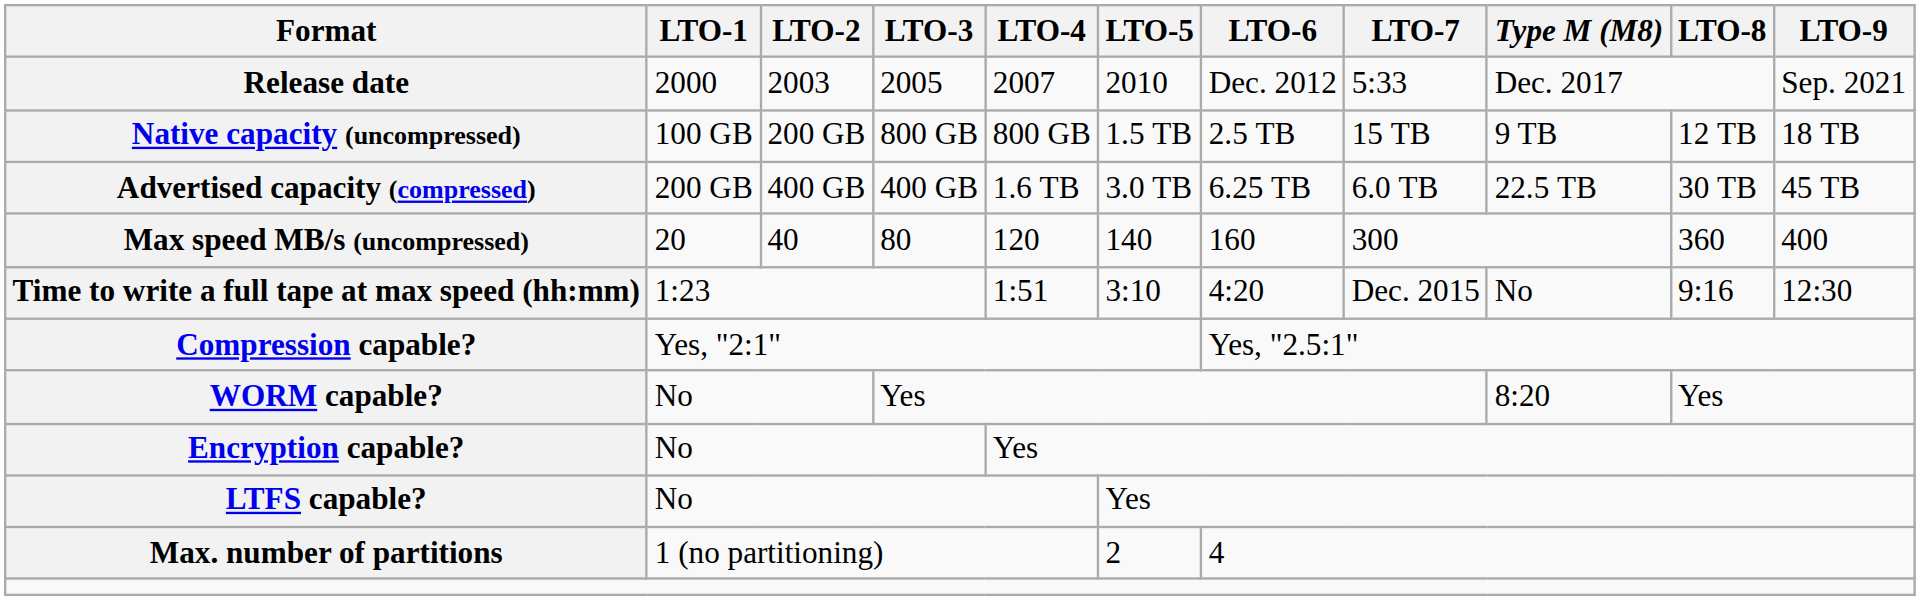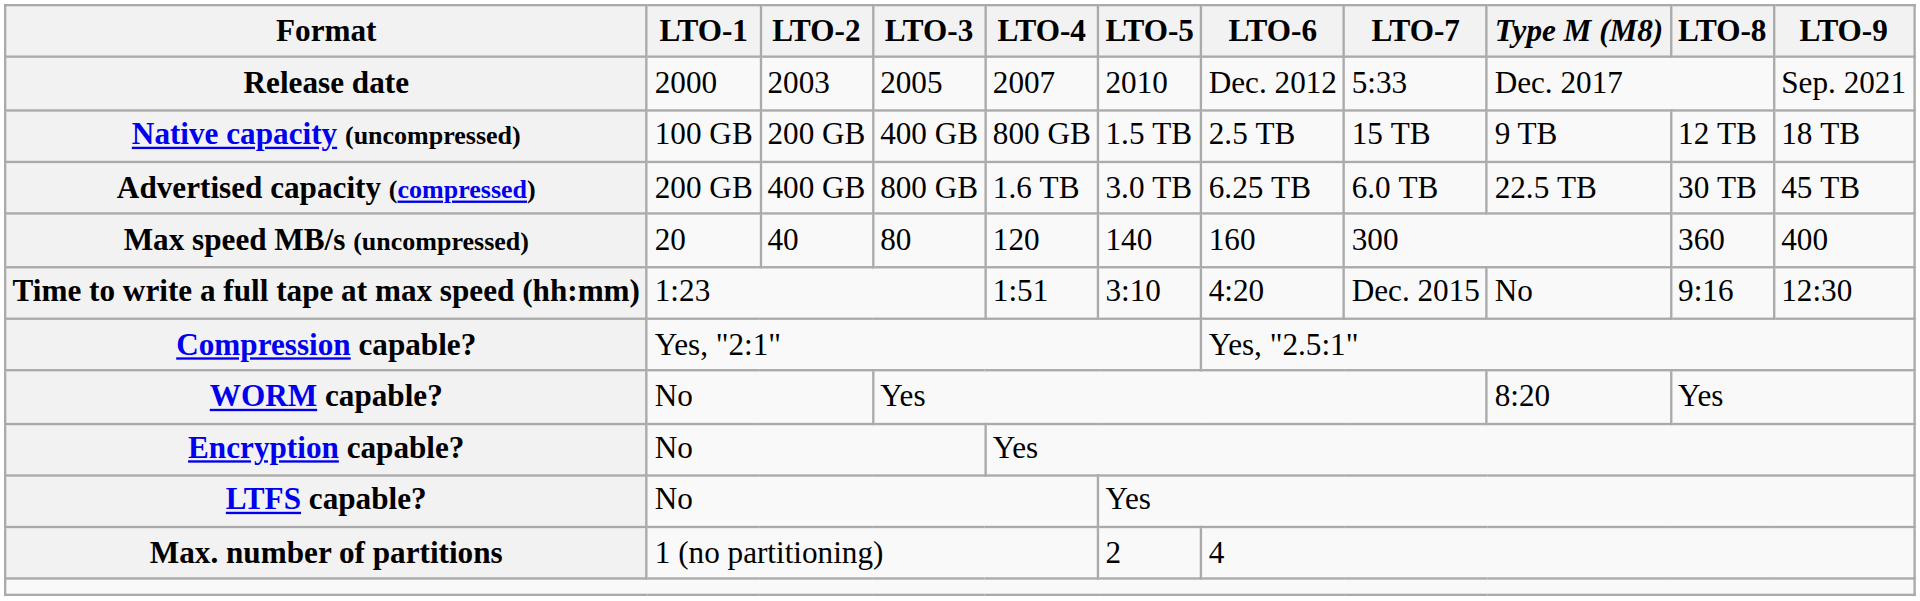(929, 135) 800 GB -> (929, 135) 400 GB
(929, 187) 400 GB -> (929, 187) 800 GB
